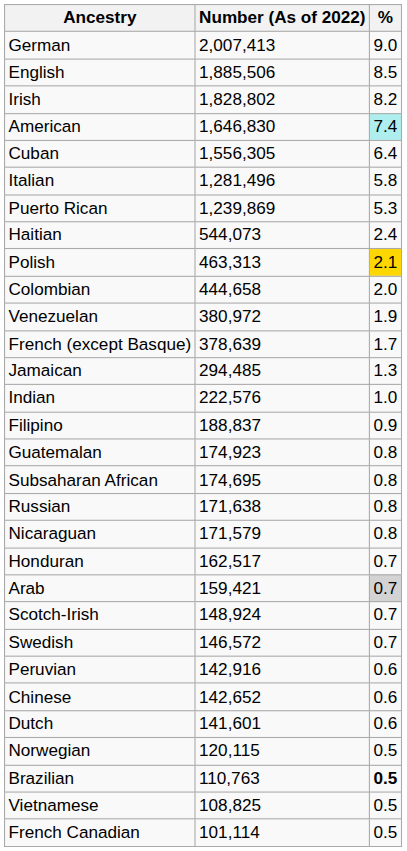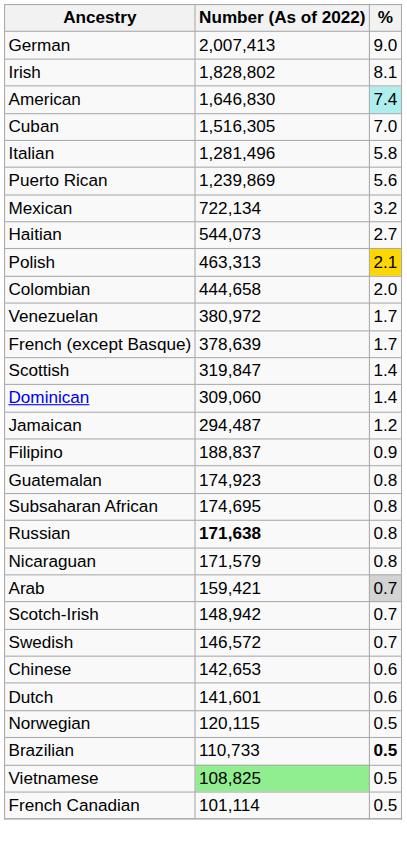- row: (37, 72)
(385, 99) 8.2 -> (385, 72) 8.1
(237, 153) 1,556,305 -> (237, 126) 1,516,305
(385, 153) 6.4 -> (385, 126) 7.0
(385, 208) 5.3 -> (385, 180) 5.6
+ row: (40, 208)
(385, 235) 2.4 -> (385, 235) 2.7
(385, 316) 1.9 -> (385, 316) 1.7
+ row: (39, 371)
+ row: (49, 398)
(230, 371) 294,485 -> (230, 425) 294,487
(385, 371) 1.3 -> (385, 425) 1.2
- row: (32, 398)
(230, 506) normal -> (230, 533) bold
- row: (46, 561)
(230, 615) 148,924 -> (230, 615) 148,942
- row: (42, 669)
(230, 696) 142,652 -> (230, 669) 142,653
(229, 778) 110,763 -> (229, 751) 110,733
(230, 805) no background -> (230, 778) lightgreen background
